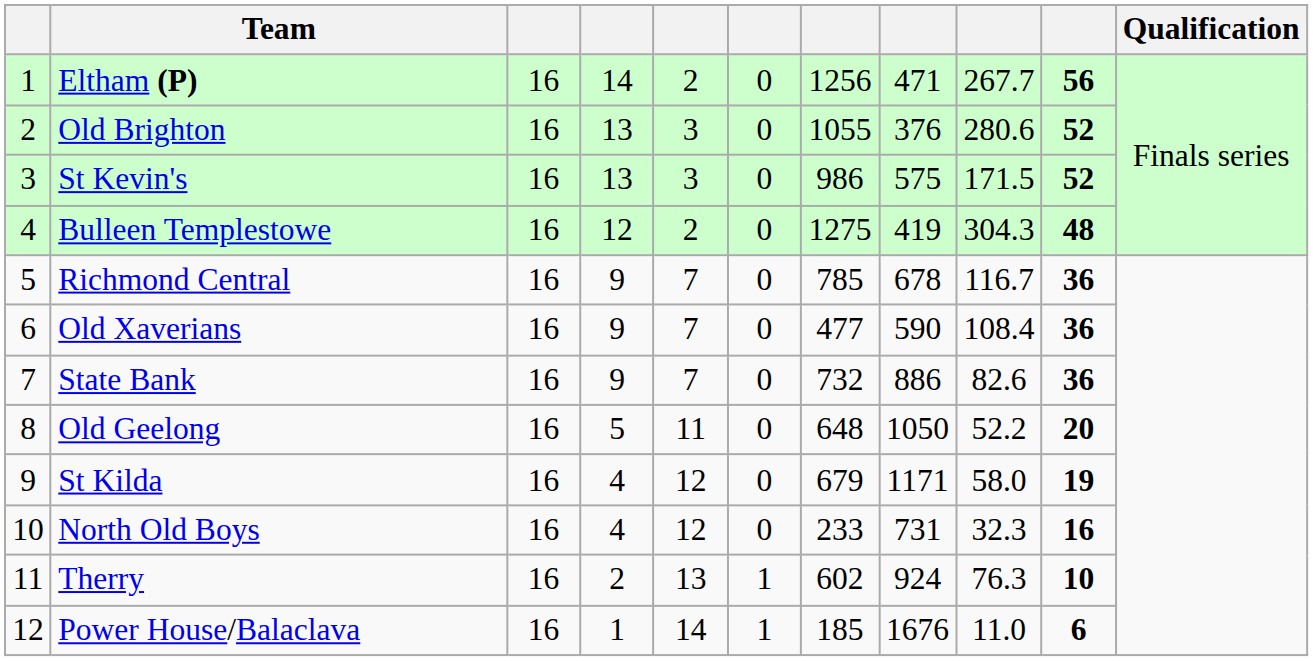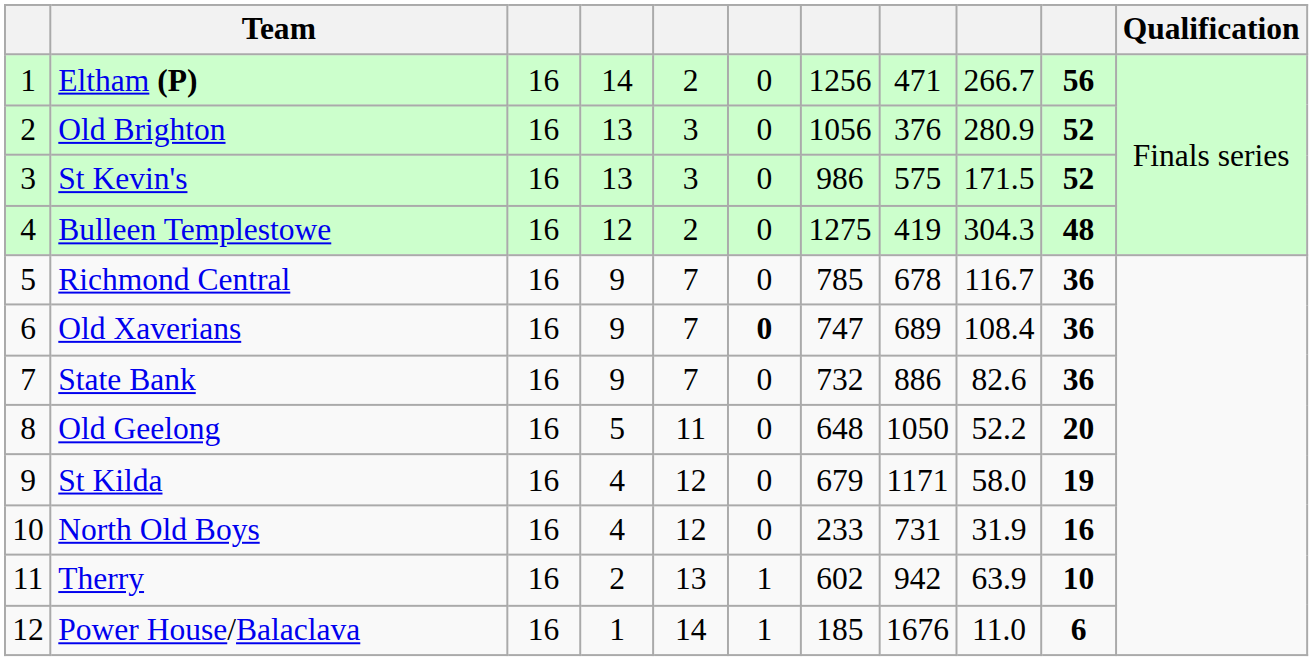(999, 79) 267.7 -> (999, 79) 266.7
(840, 129) 1055 -> (840, 129) 1056
(999, 129) 280.6 -> (999, 129) 280.9
(764, 329) normal -> (764, 329) bold
(840, 329) 477 -> (840, 329) 747
(918, 329) 590 -> (918, 329) 689
(999, 529) 32.3 -> (999, 529) 31.9
(918, 579) 924 -> (918, 579) 942
(999, 579) 76.3 -> (999, 579) 63.9
